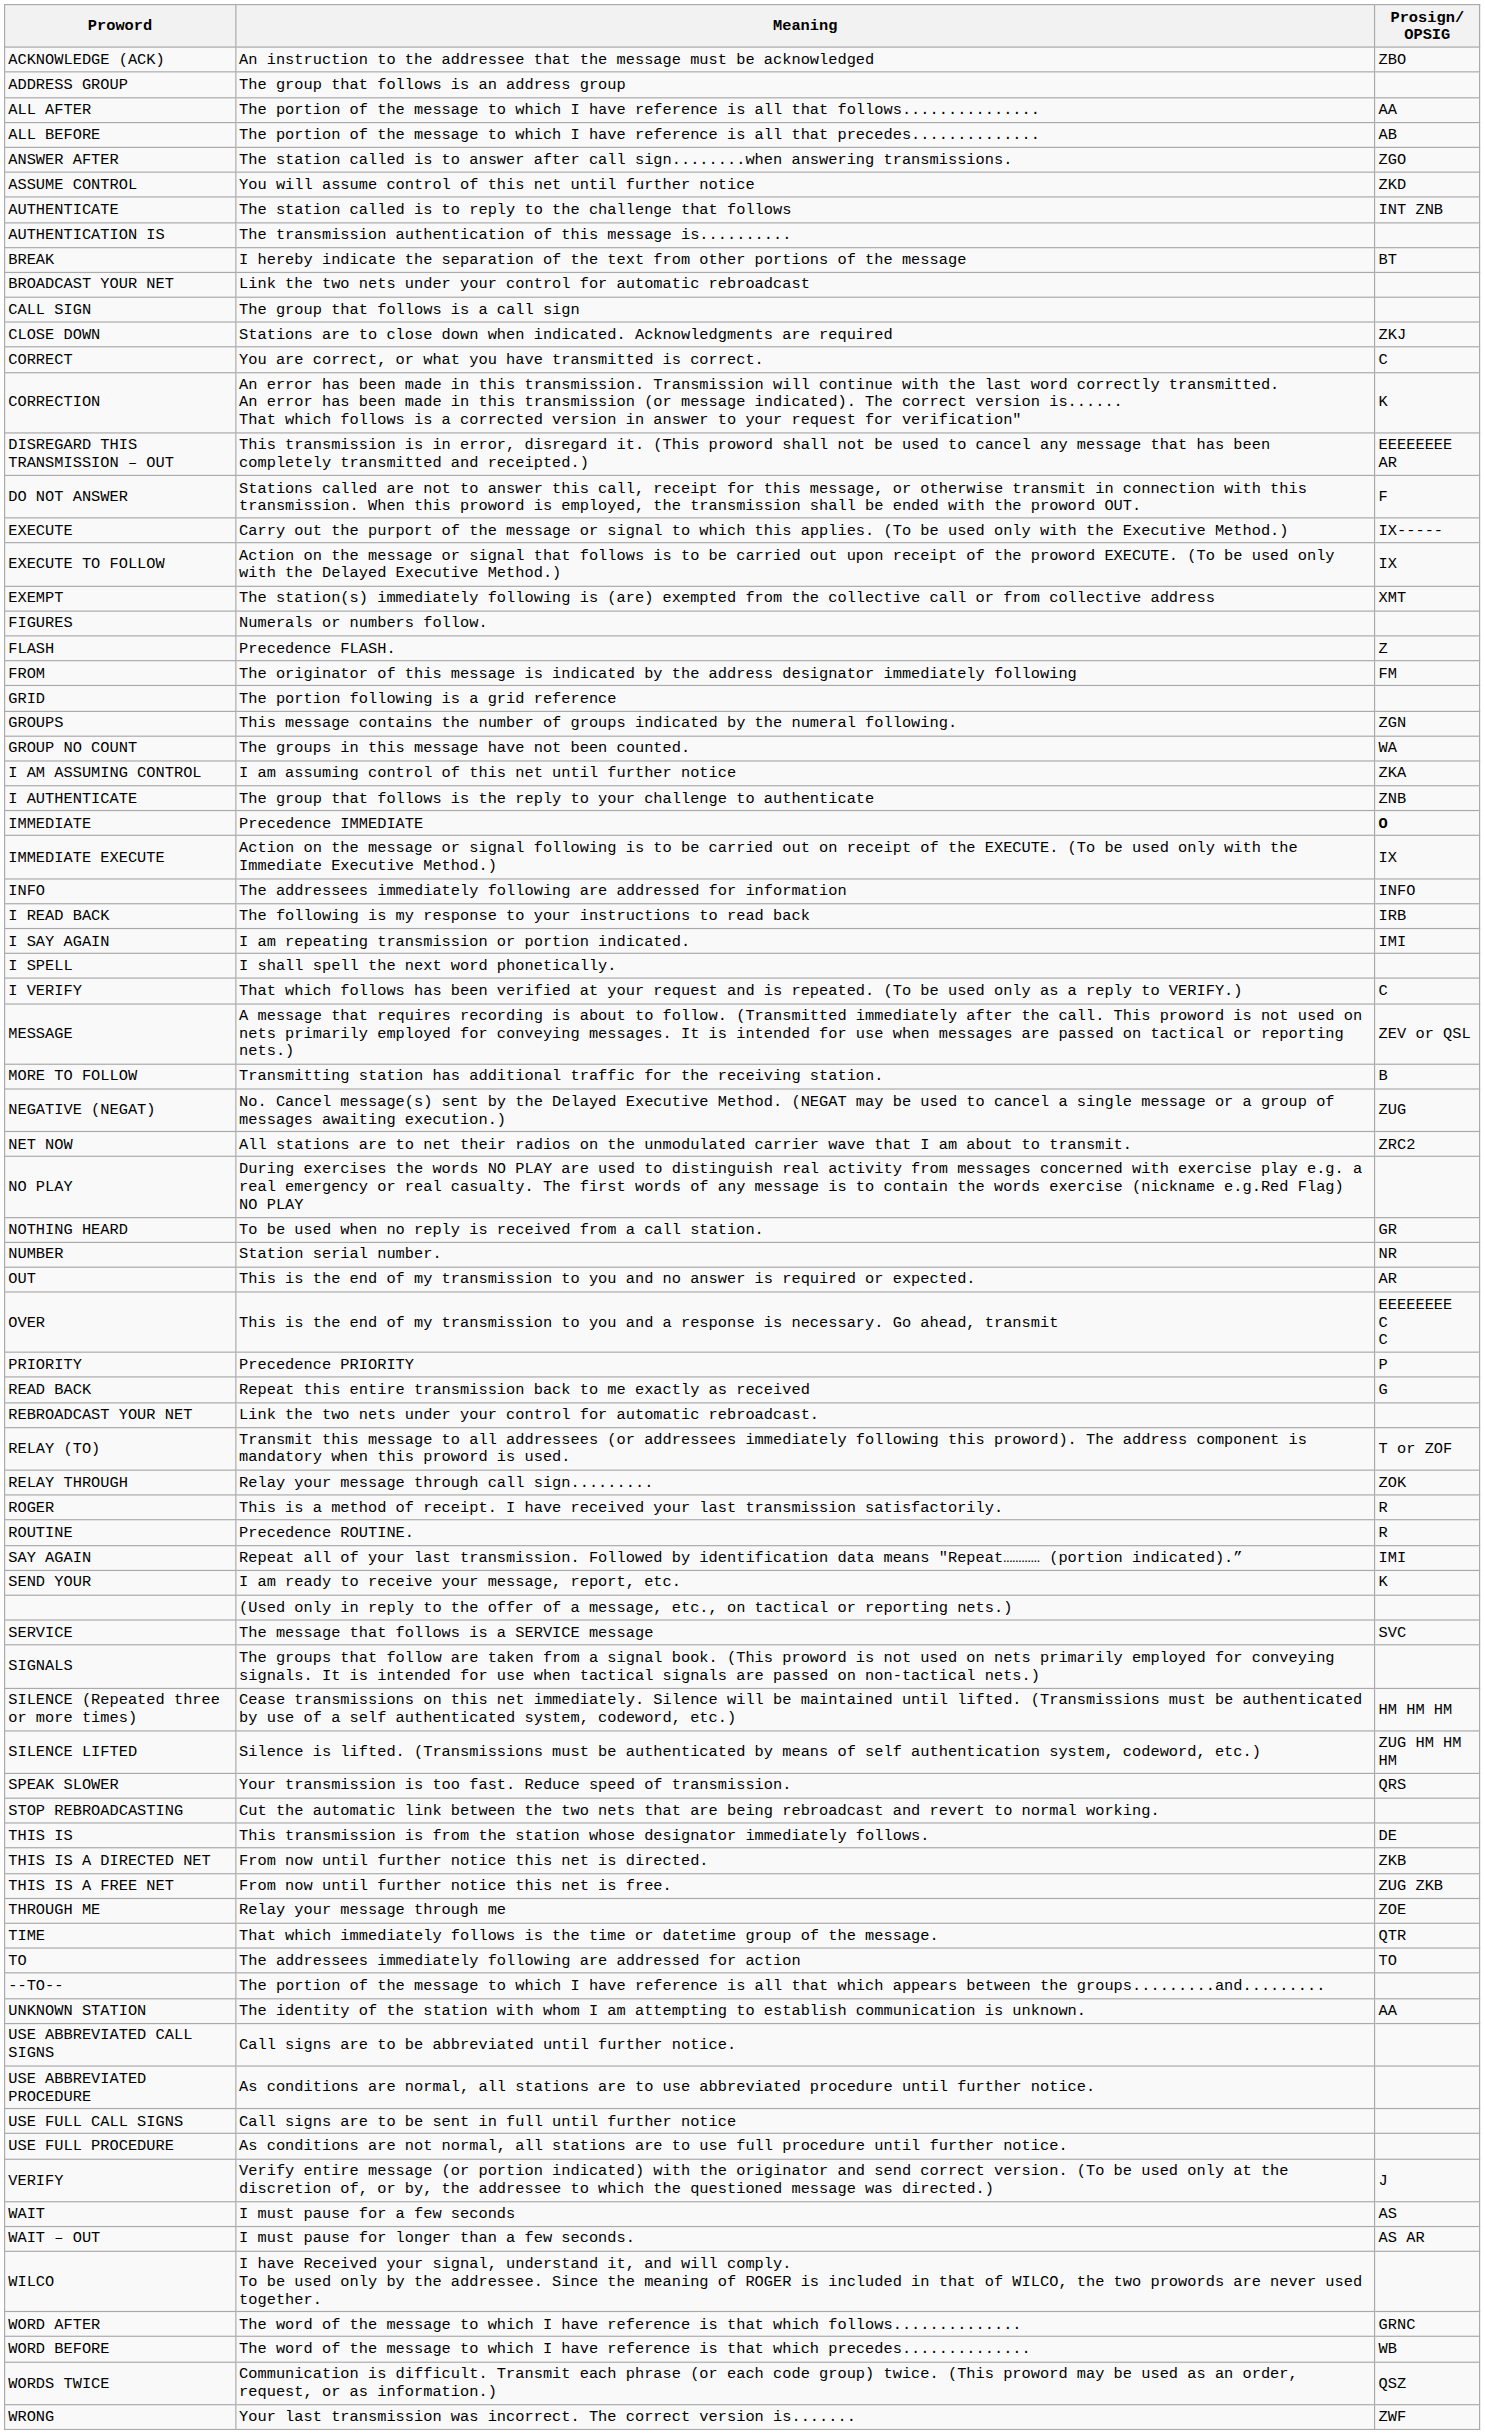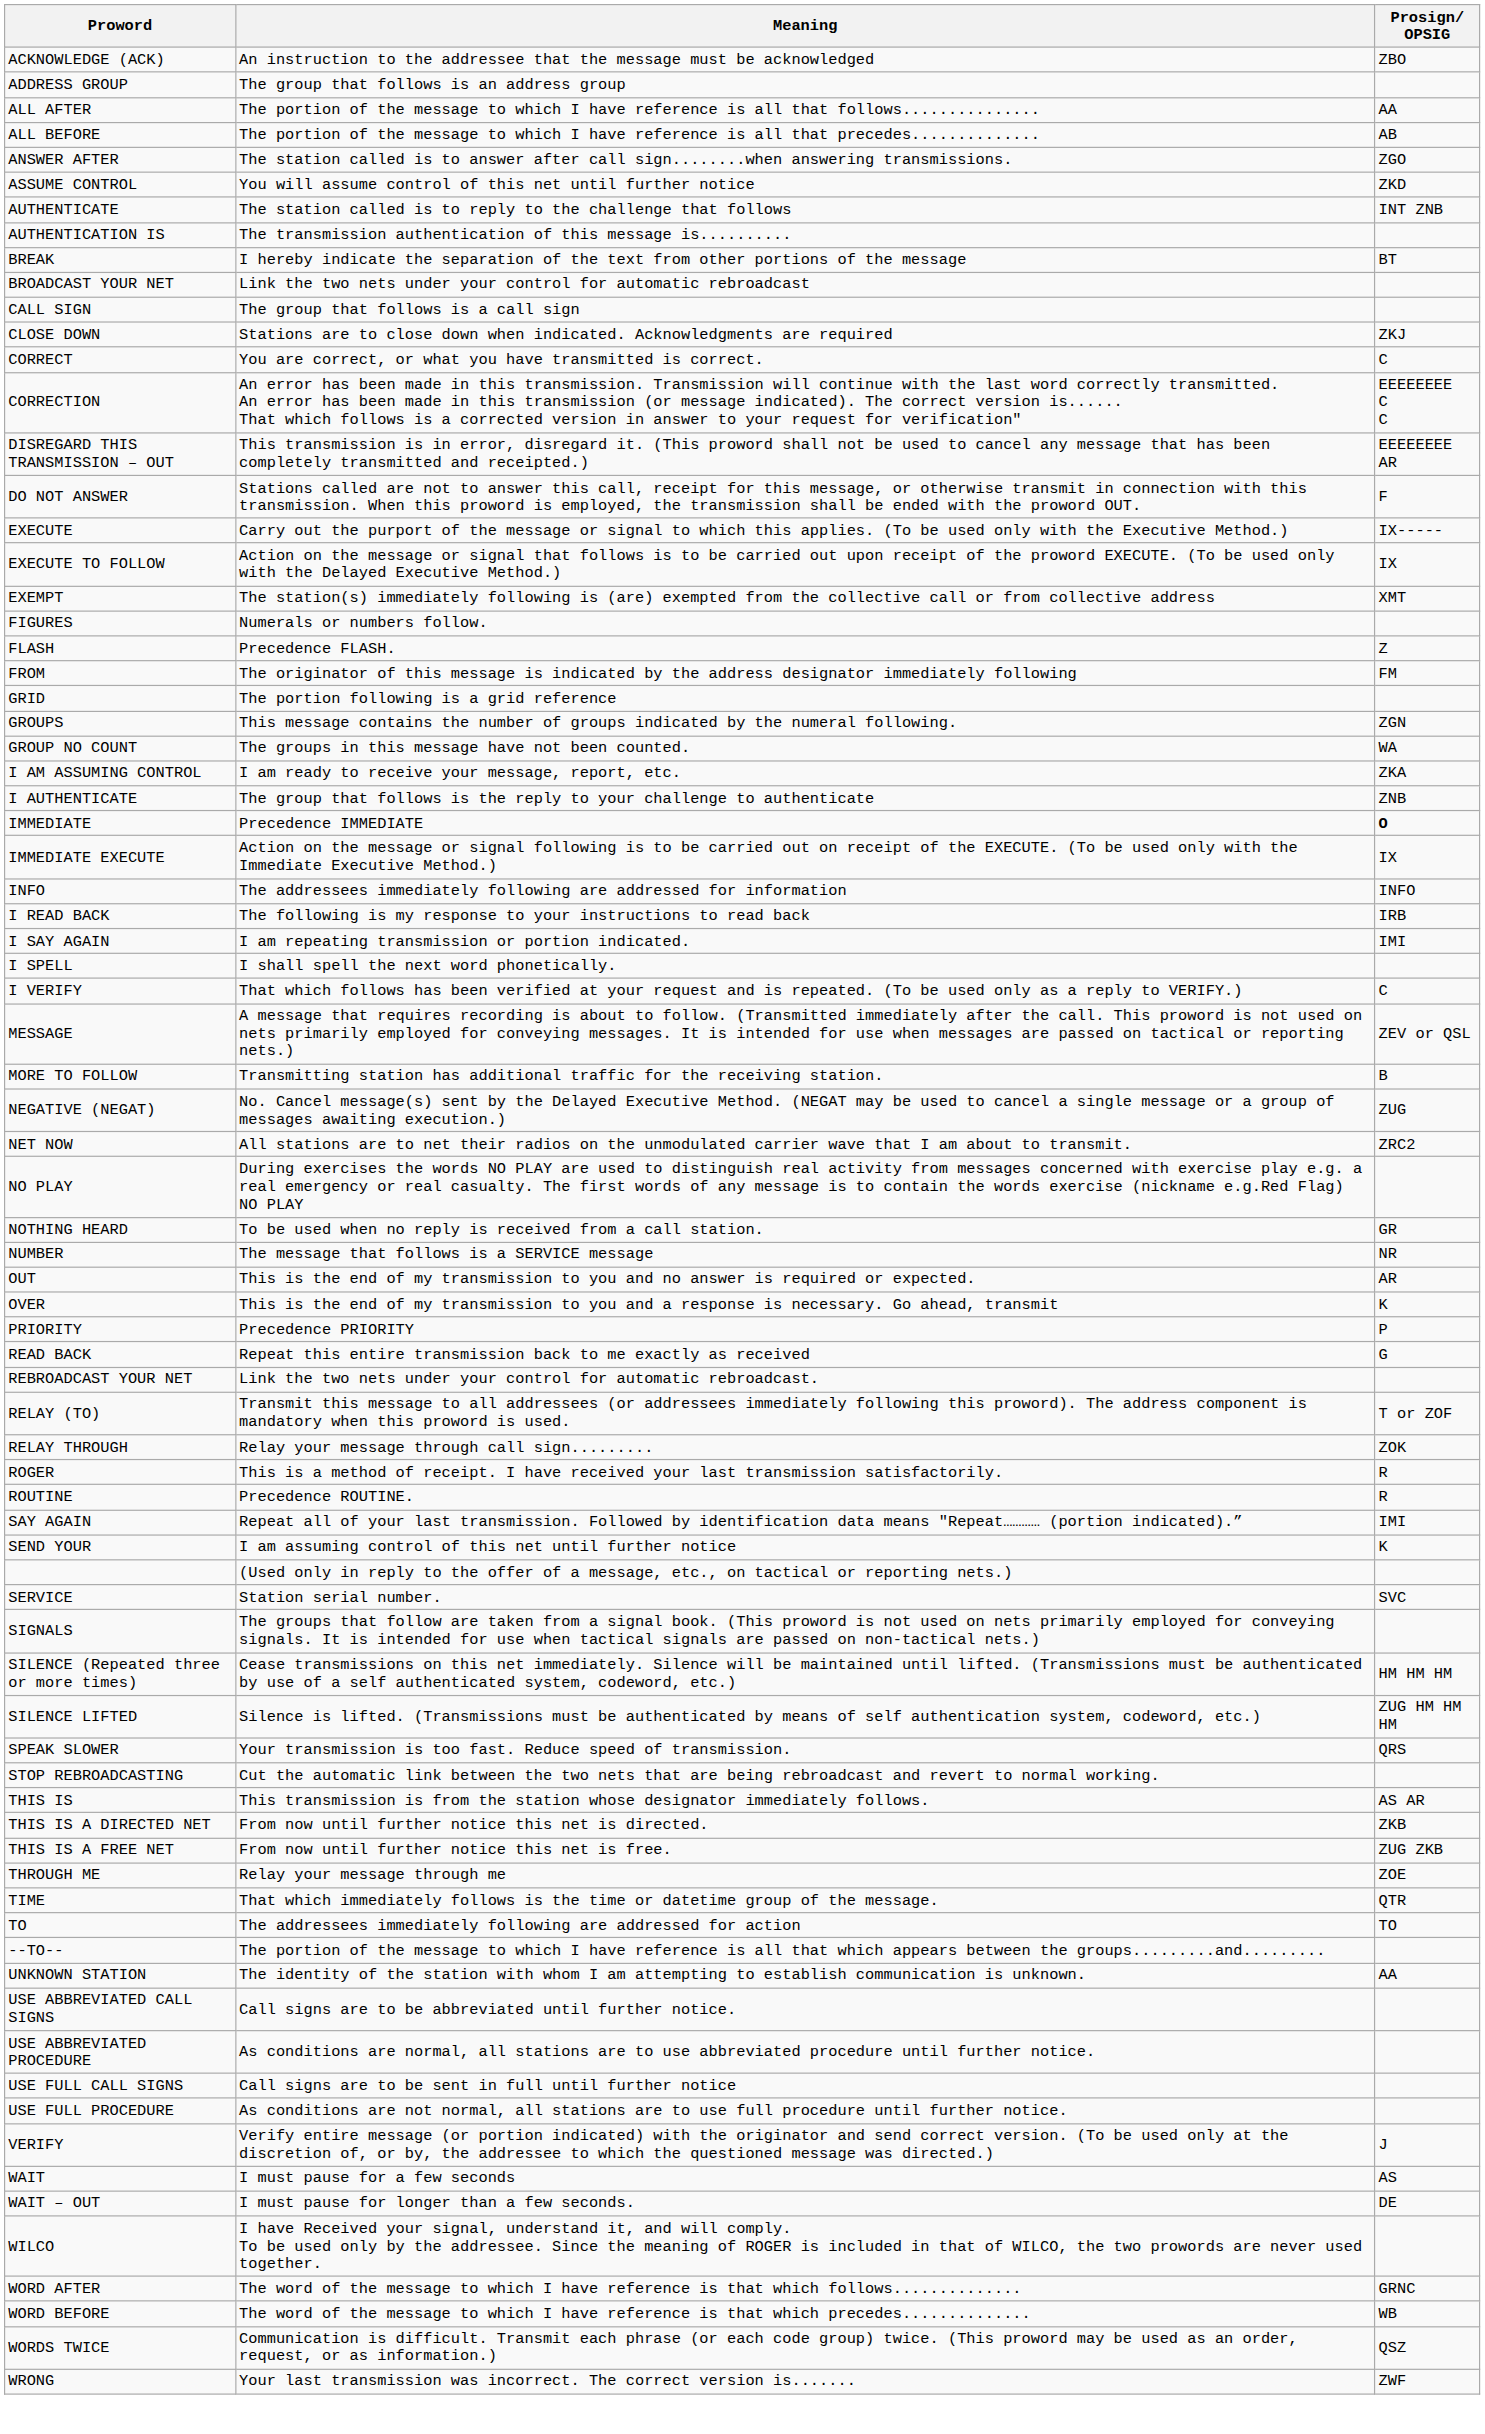(1383, 403) K -> (1415, 403) EEEEEEEE C C
(488, 773) I am assuming control of this net until further notice -> (460, 773) I am ready to receive your message, report, etc.
(340, 1255) Station serial number. -> (446, 1255) The message that follows is a SERVICE message
(1415, 1322) EEEEEEEE C C -> (1383, 1305) K
(460, 1583) I am ready to receive your message, report, etc. -> (488, 1547) I am assuming control of this net until further notice
(446, 1633) The message that follows is a SERVICE message -> (340, 1597) Station serial number.
(1388, 1836) DE -> (1402, 1800) AS AR
(1402, 2239) AS AR -> (1388, 2203) DE
